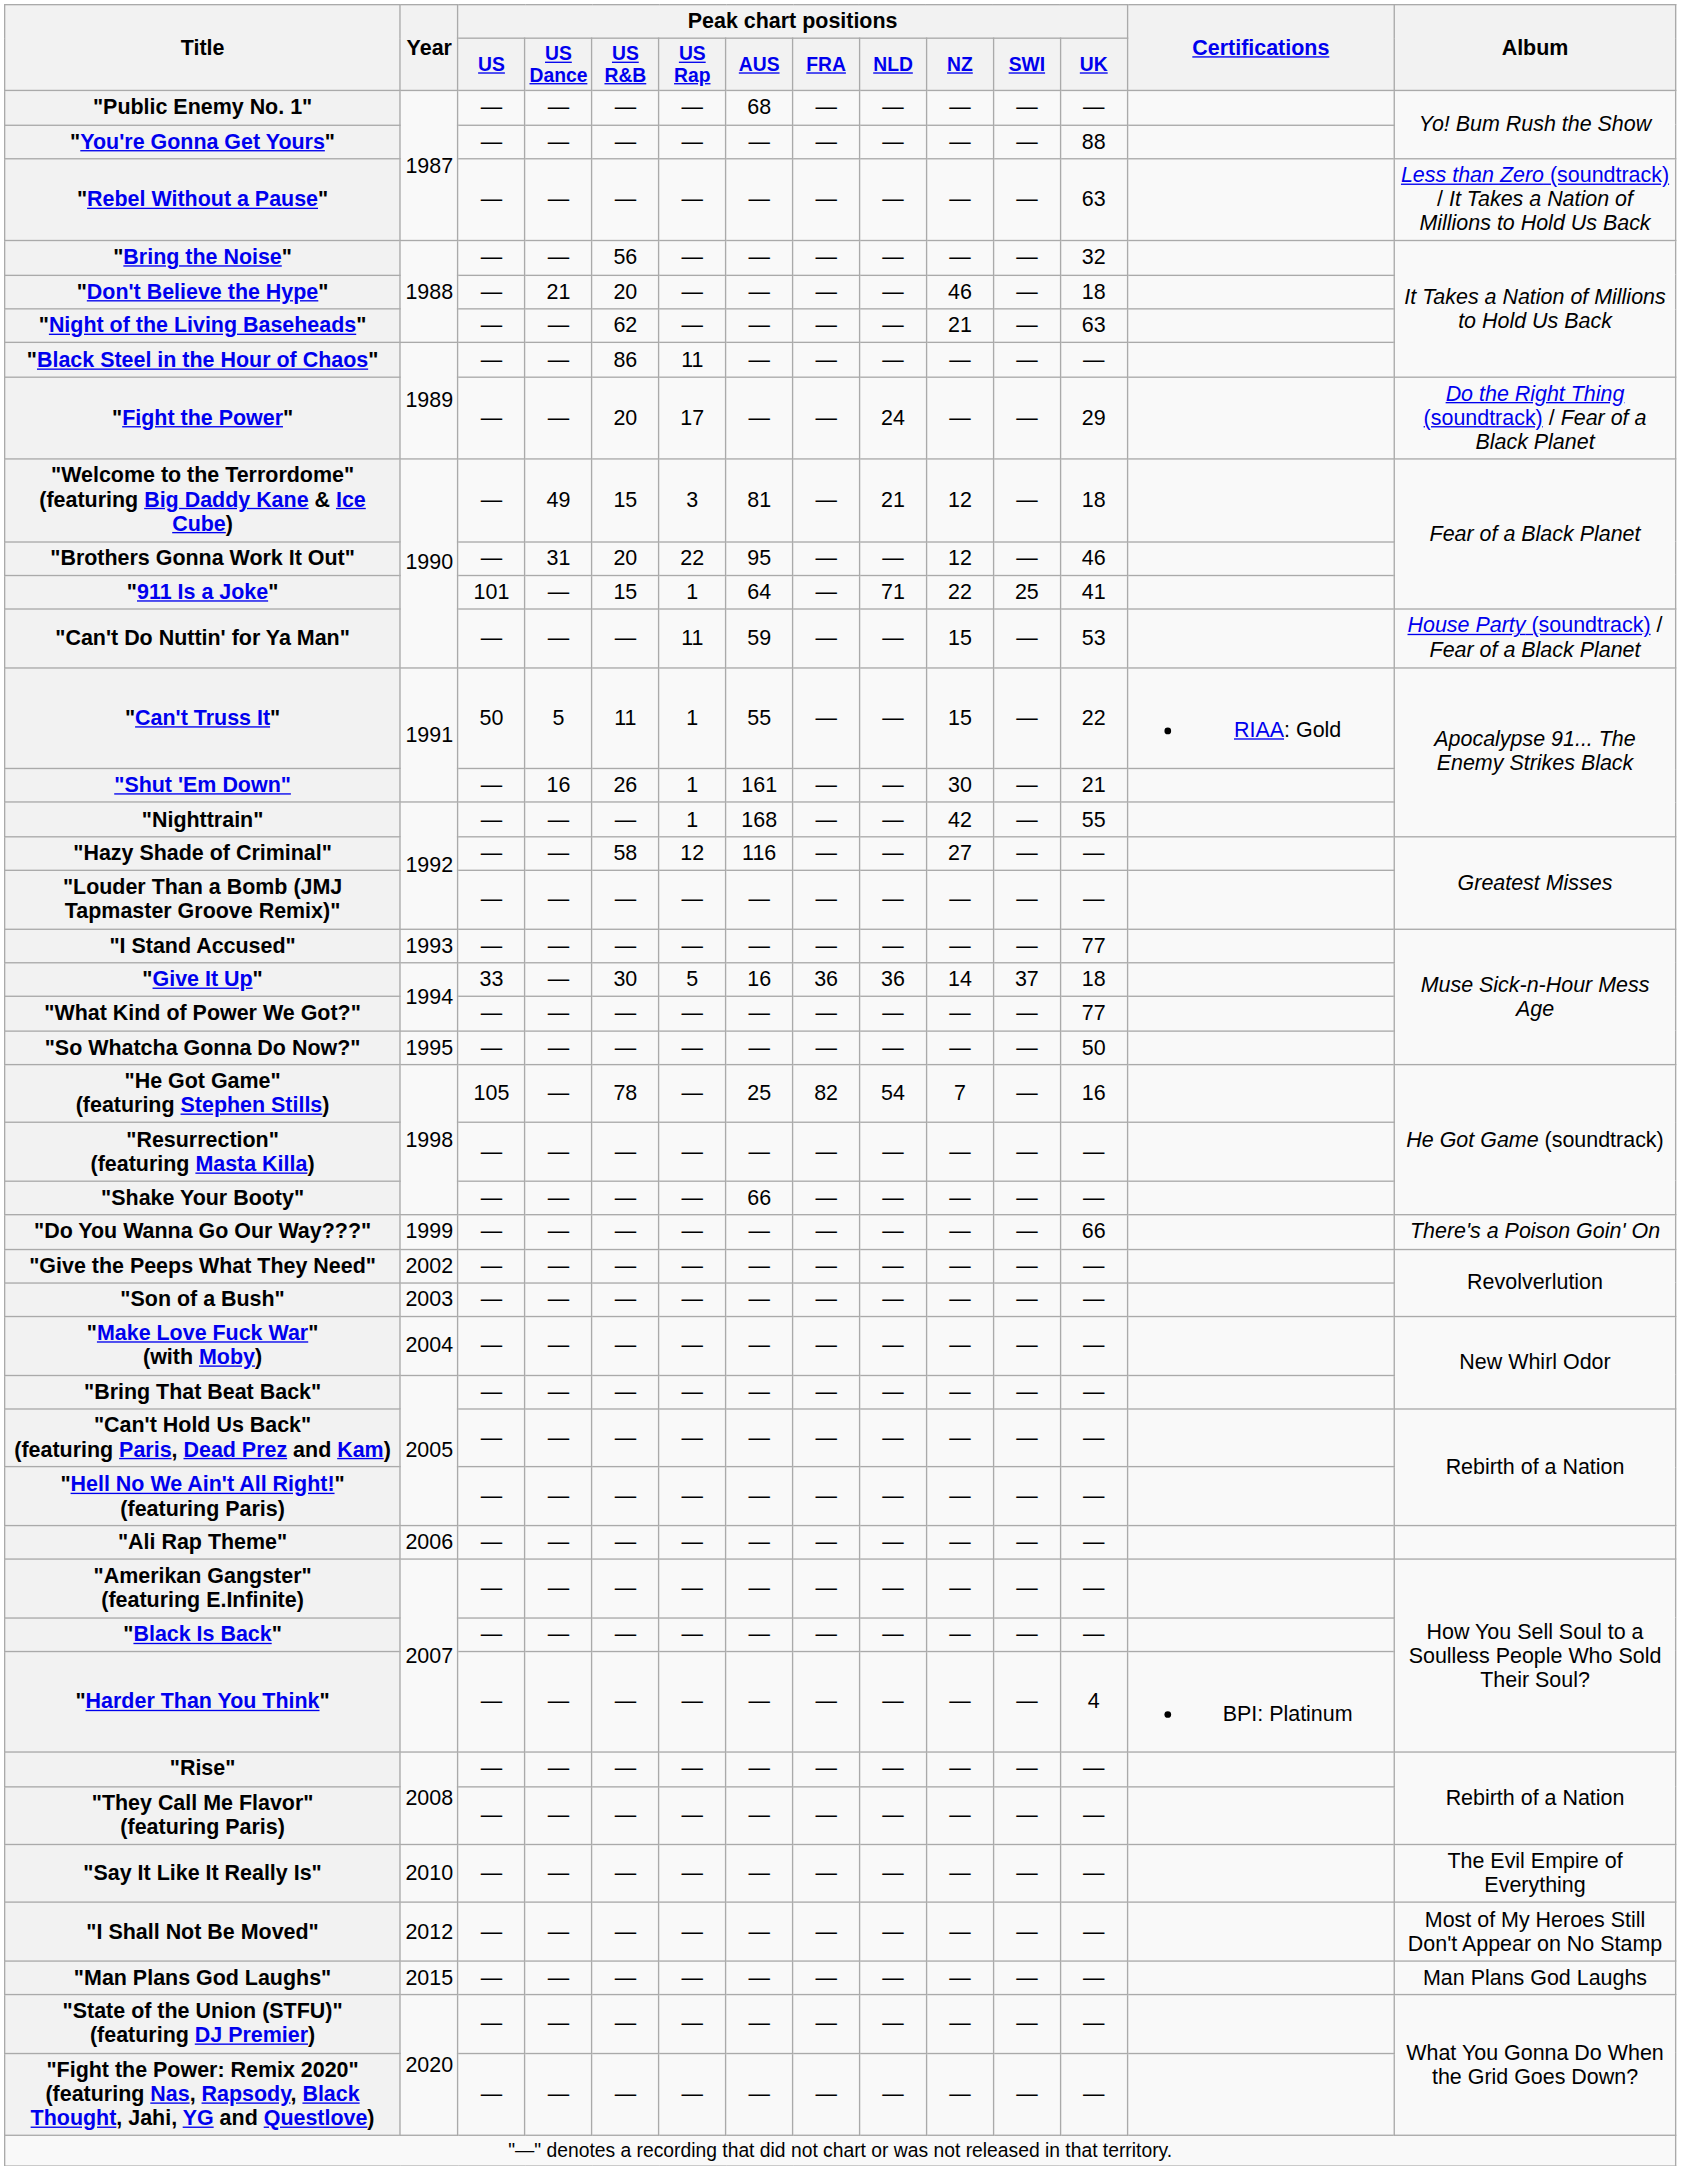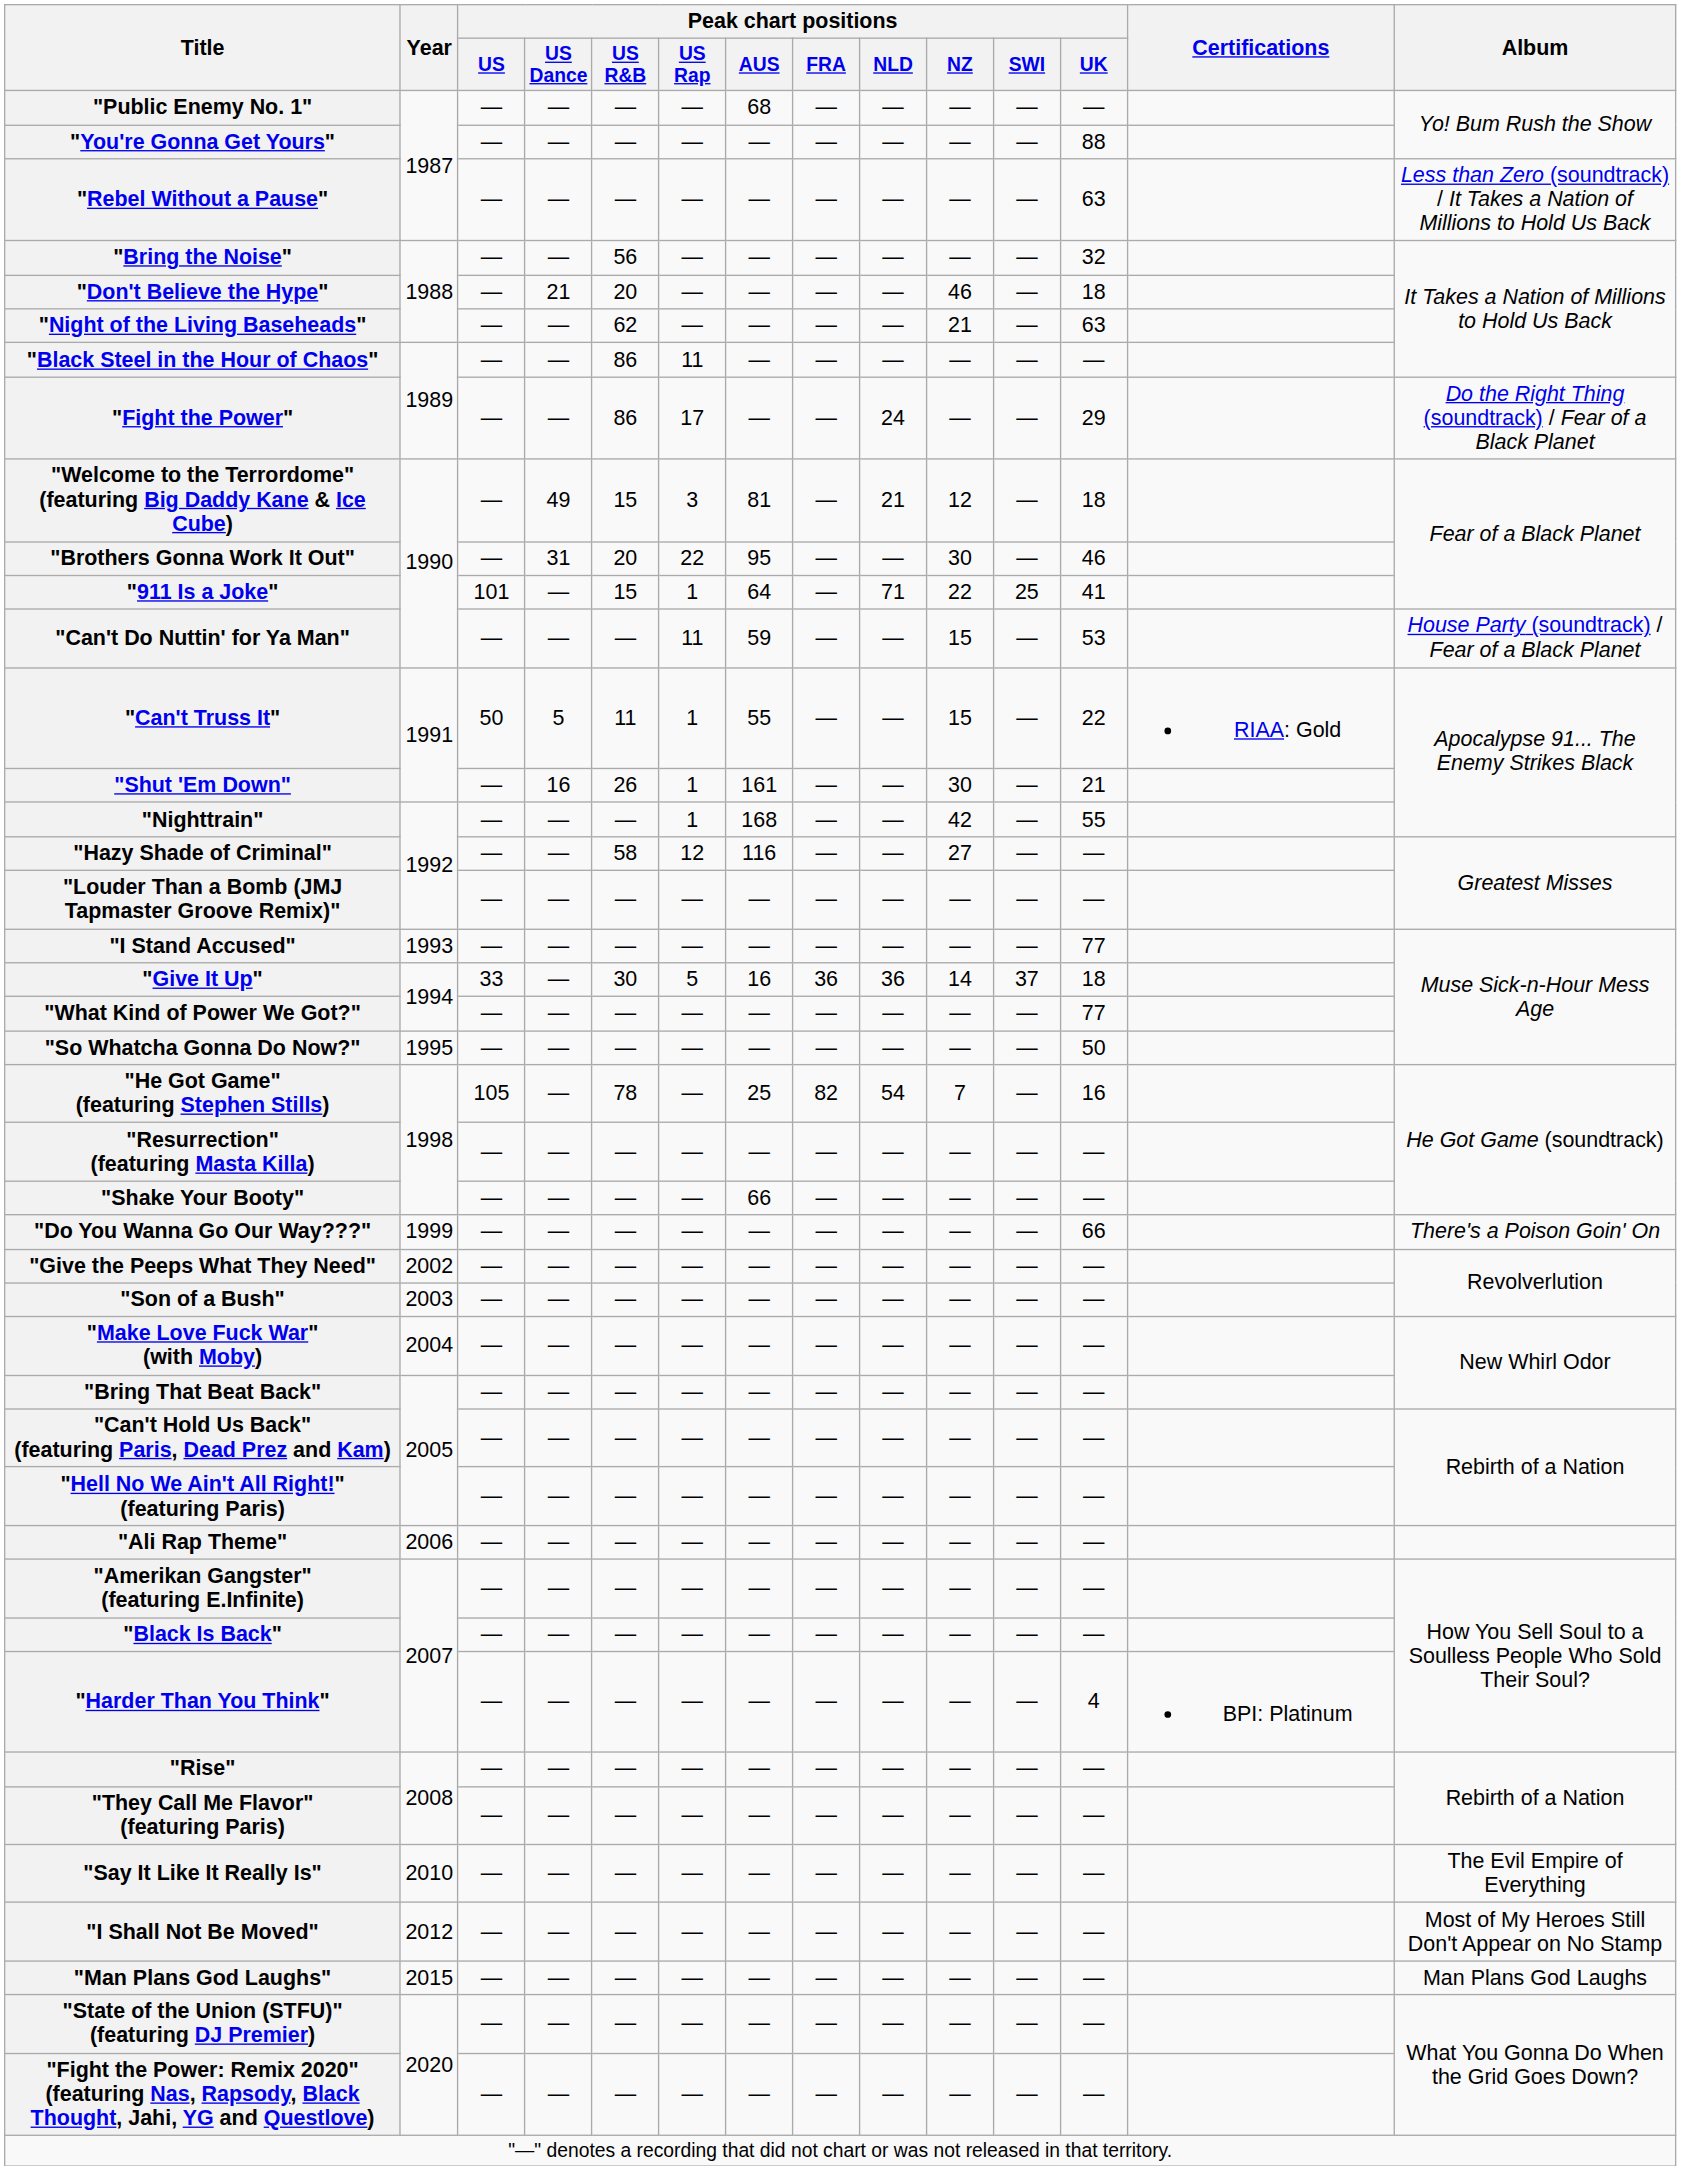(625, 417) 20 -> (625, 417) 86
(960, 558) 12 -> (960, 558) 30
